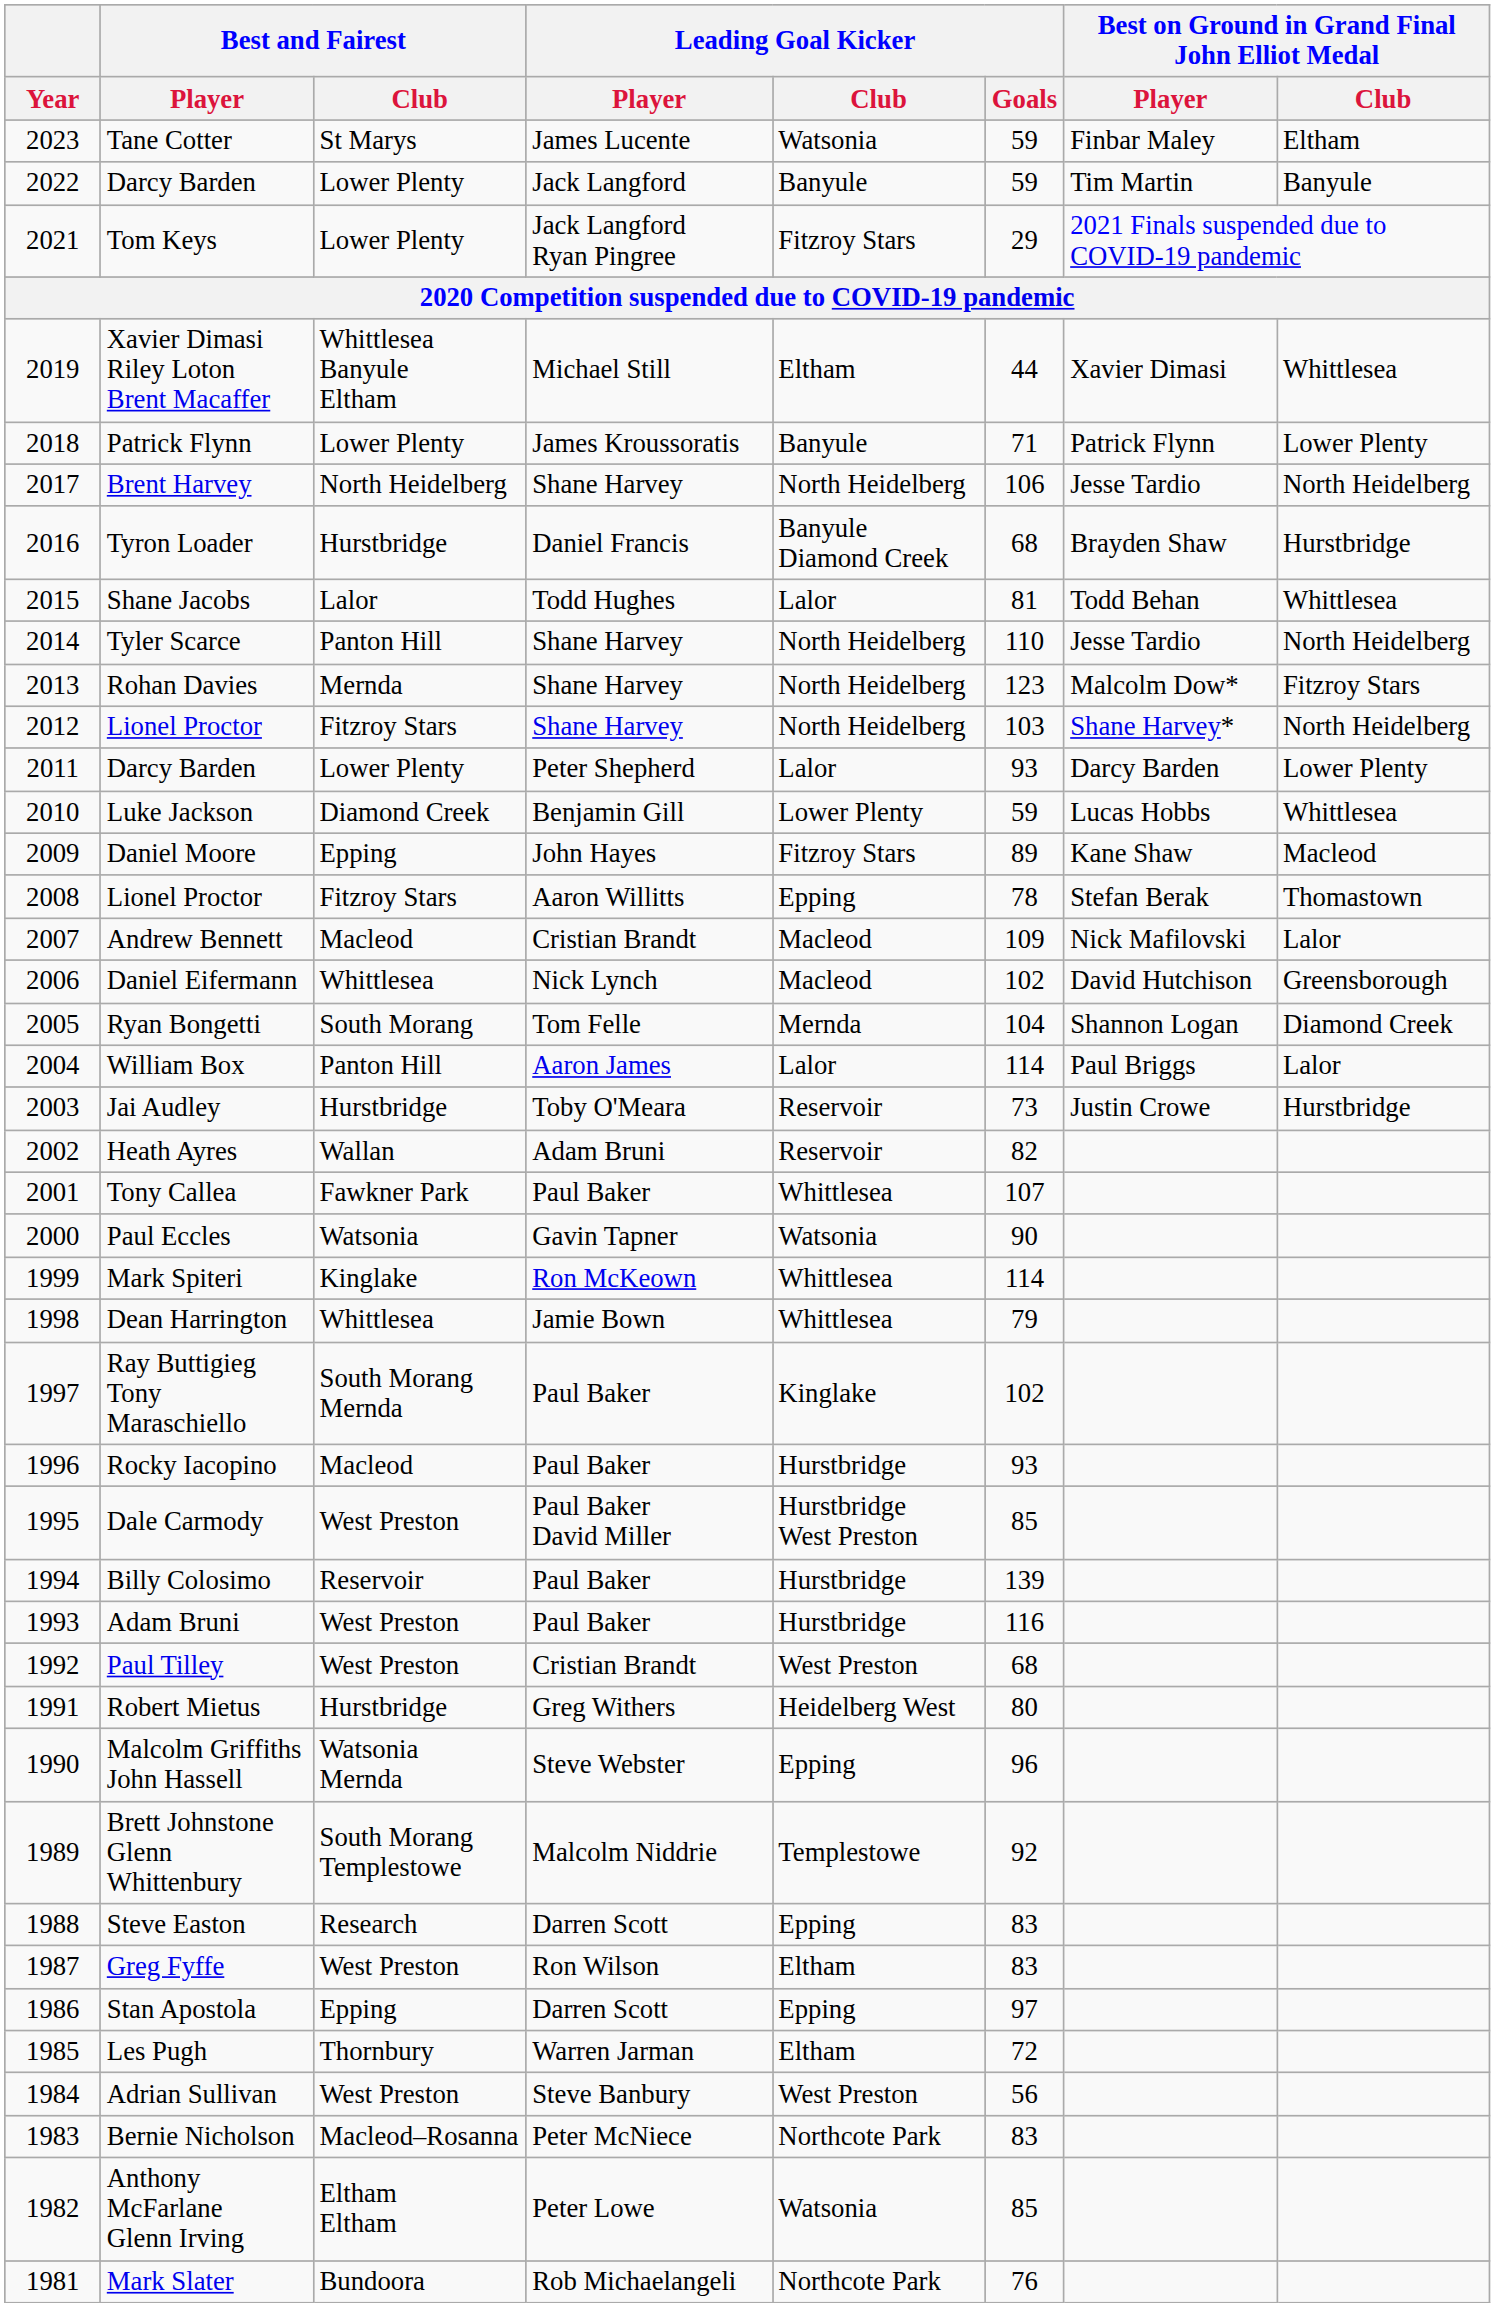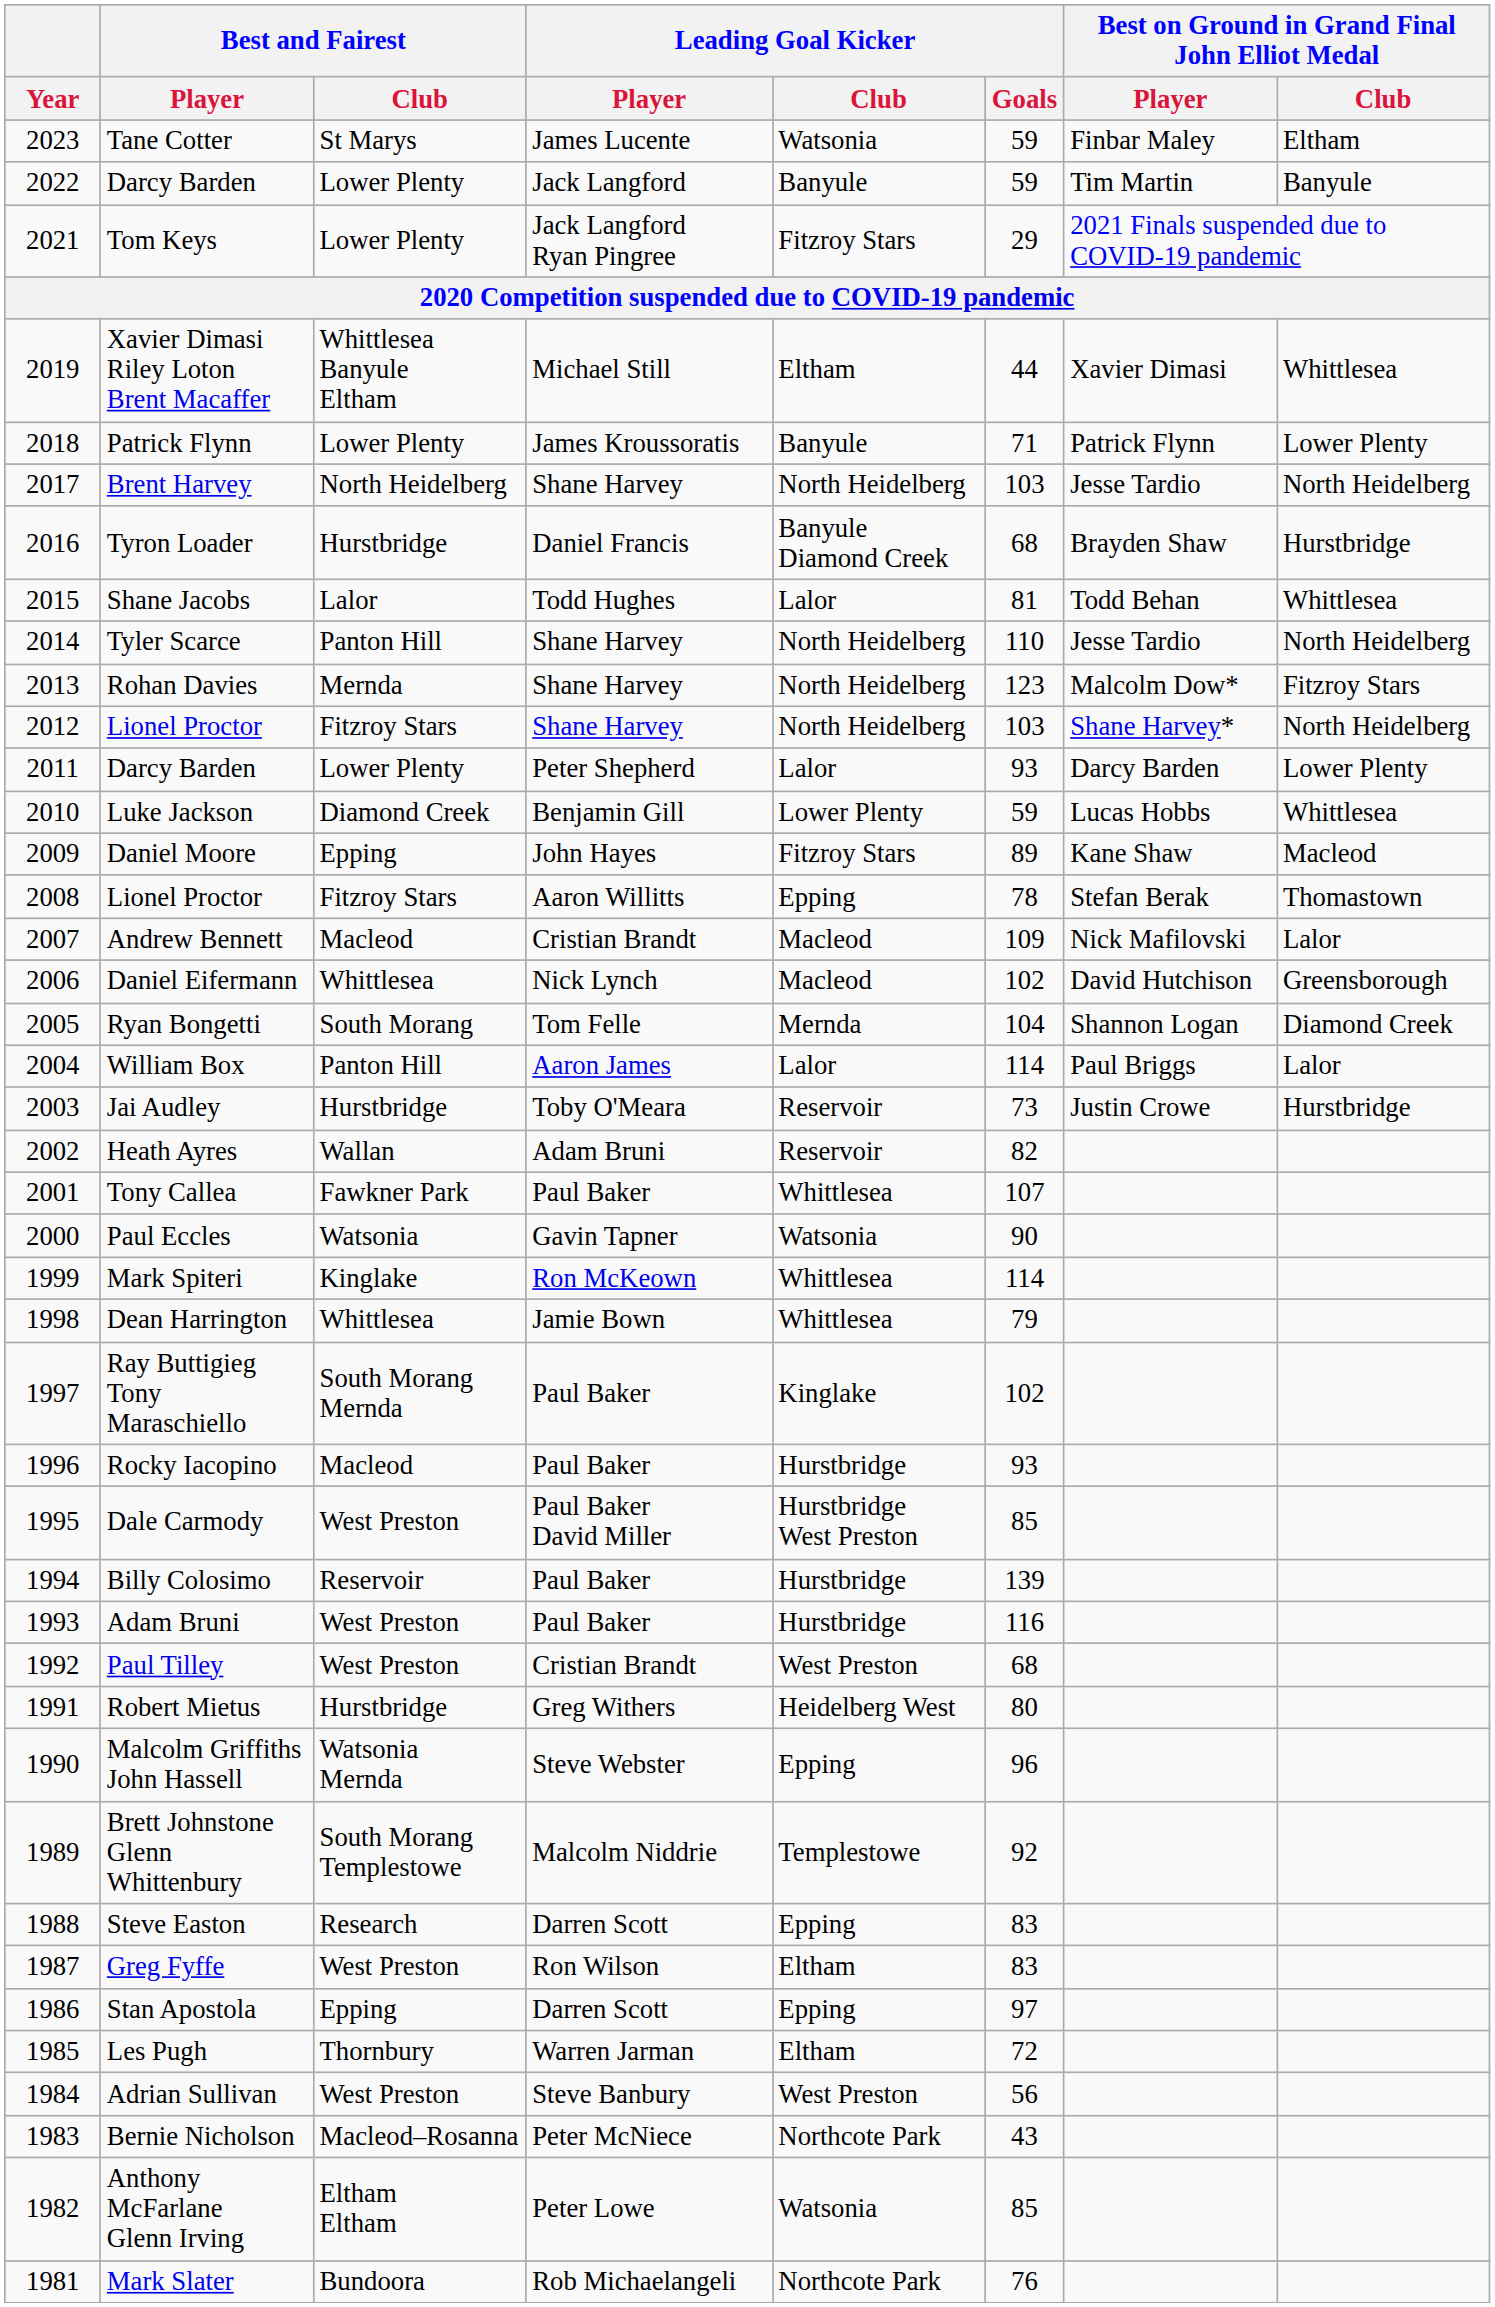(1024, 484) 106 -> (1024, 484) 103
(1024, 2136) 83 -> (1024, 2136) 43
